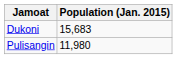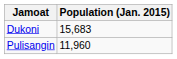(75, 45) 11,980 -> (75, 45) 11,960
